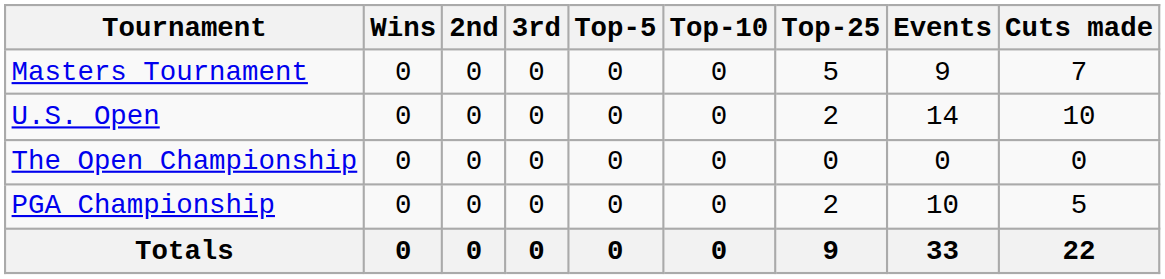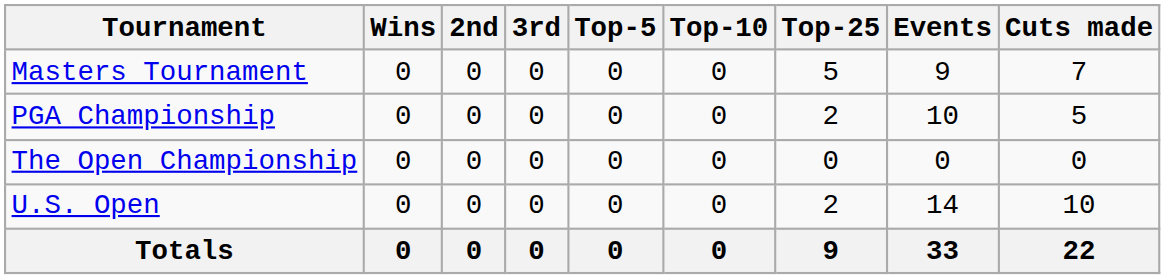rows swapped: (86, 117) <-> (143, 206)
